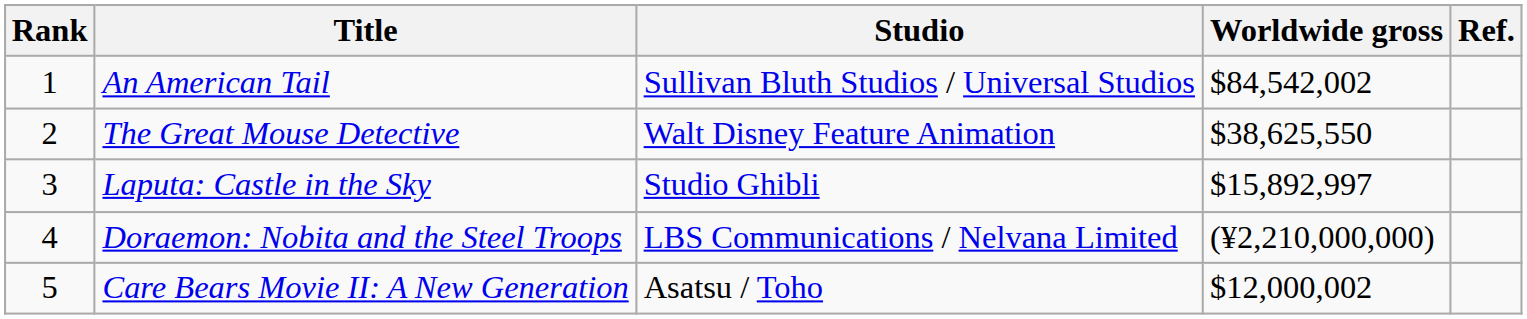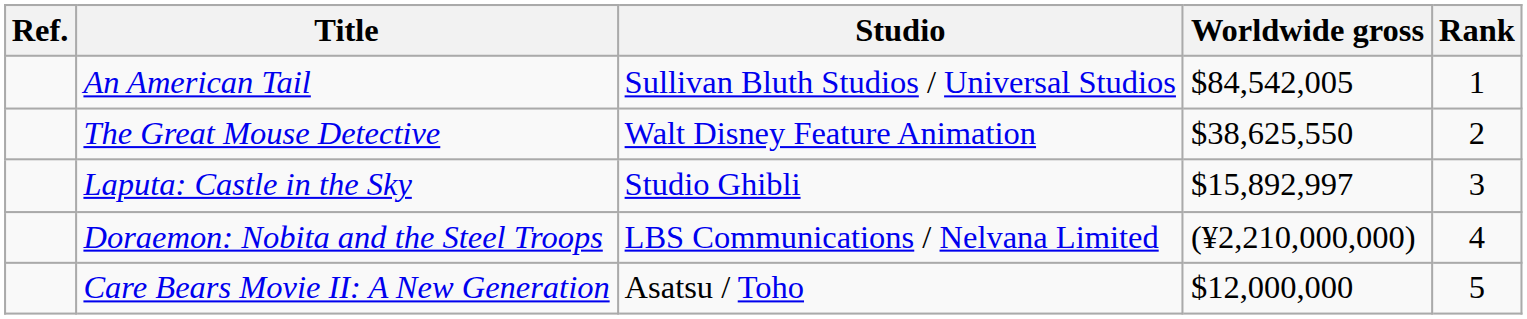columns swapped: (50, 30) <-> (1486, 30)
(1291, 81) $84,542,002 -> (1272, 81) $84,542,005
(1291, 287) $12,000,002 -> (1272, 287) $12,000,000
